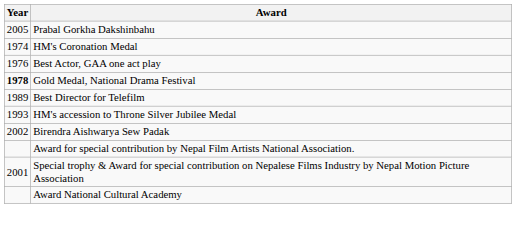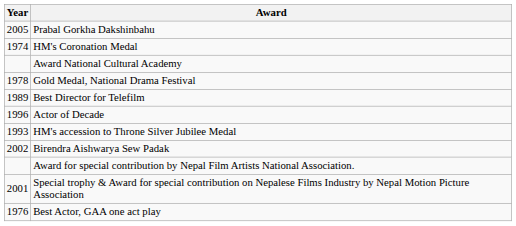rows swapped: (97, 64) <-> (108, 195)
(18, 81) bold -> (18, 81) normal
+ row: (69, 115)
